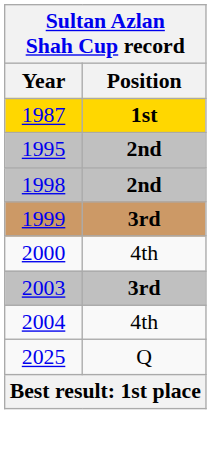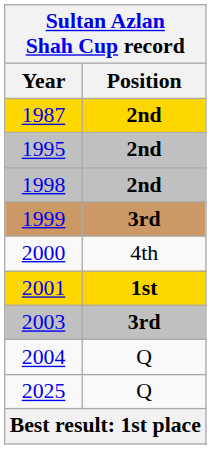(144, 115) 1st -> (144, 115) 2nd
+ row: (44, 287)
(144, 322) 4th -> (144, 356) Q
